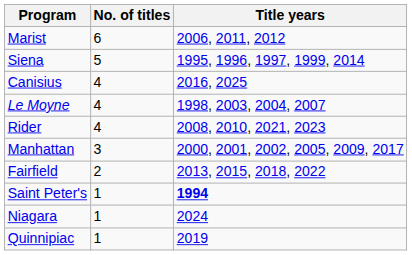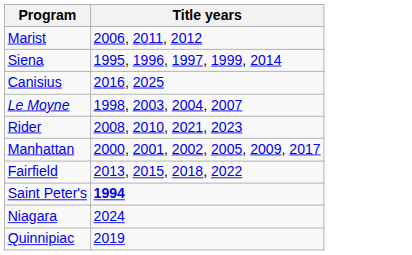- column: (132, 15)
